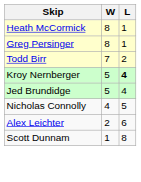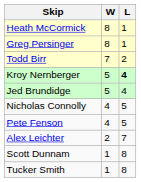+ row: (35, 122)
(124, 122) 6 -> (124, 138) 7
+ row: (36, 169)
